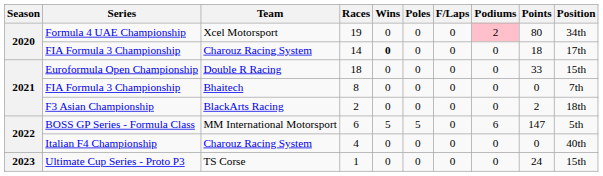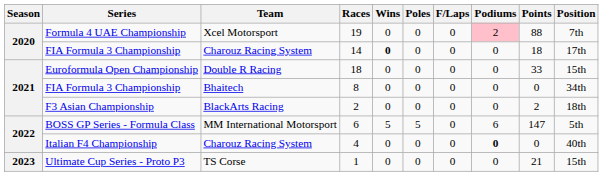(537, 32) 80 -> (537, 32) 88
(576, 32) 34th -> (576, 32) 7th
(576, 88) 7th -> (576, 88) 34th
(495, 143) normal -> (495, 143) bold
(537, 162) 24 -> (537, 162) 21
